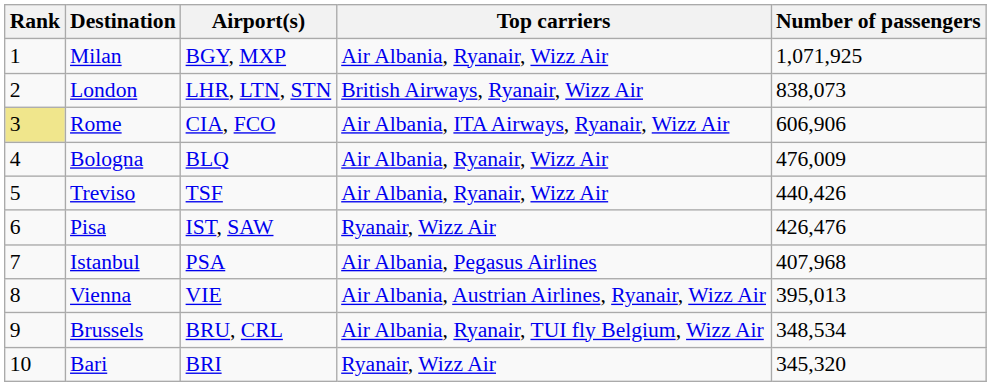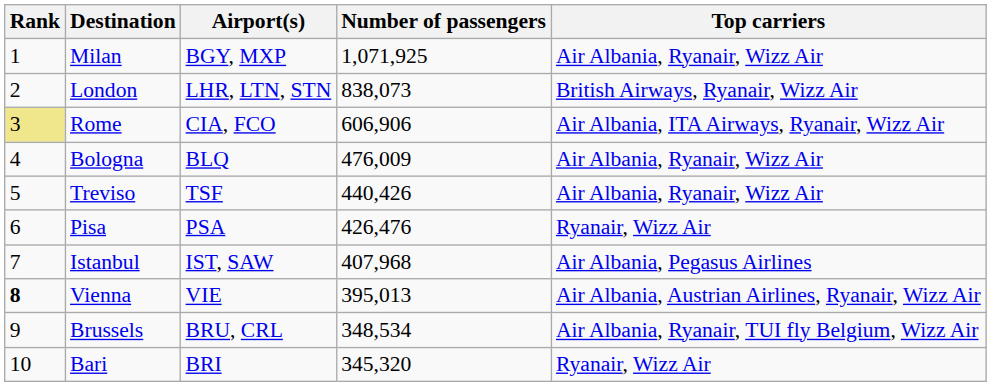columns swapped: (878, 21) <-> (554, 21)
(230, 227) IST, SAW -> (205, 227) PSA
(205, 261) PSA -> (230, 261) IST, SAW
(15, 295) normal -> (15, 295) bold
